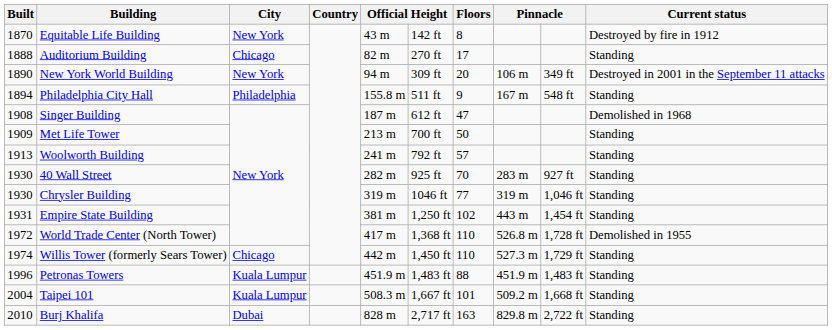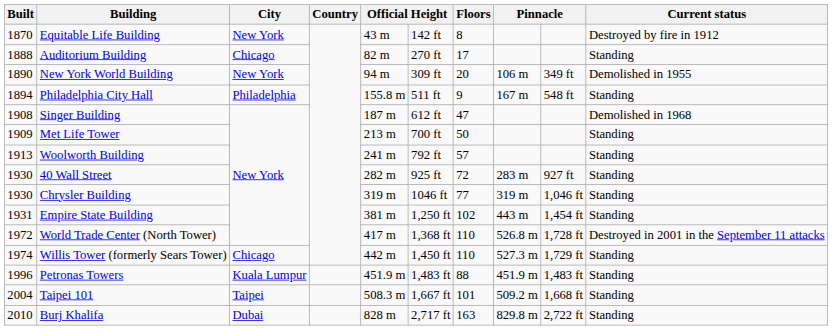(707, 74) Destroyed in 2001 in the September 11 attacks -> (640, 74) Demolished in 1955
(463, 174) 70 -> (463, 174) 72
(640, 235) Demolished in 1955 -> (707, 235) Destroyed in 2001 in the September 11 attacks
(270, 295) Kuala Lumpur -> (248, 295) Taipei
